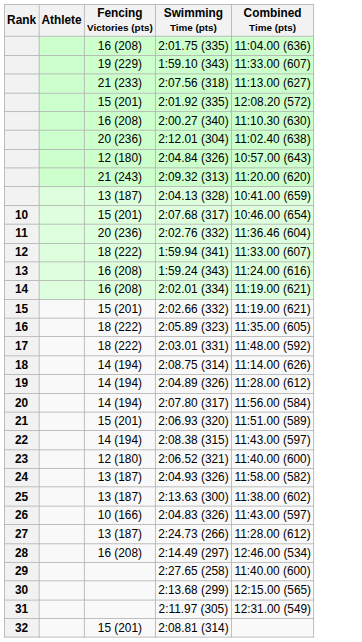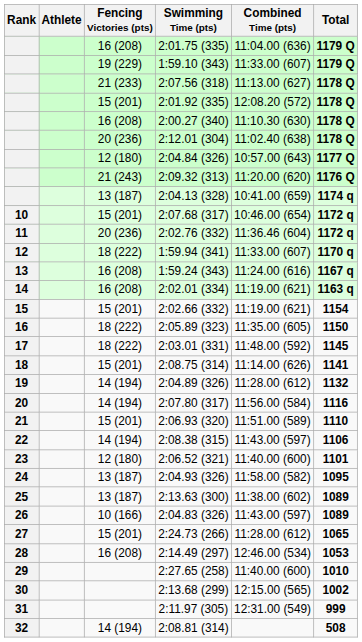+ column: (336, 20)
(120, 365) 14 (194) -> (120, 365) 15 (201)
(120, 534) 13 (187) -> (120, 534) 15 (201)
(120, 628) 15 (201) -> (120, 628) 14 (194)
